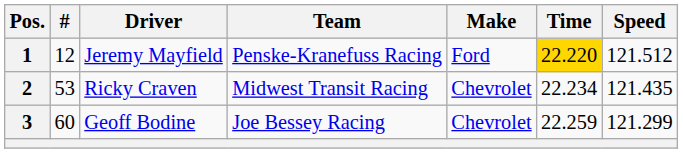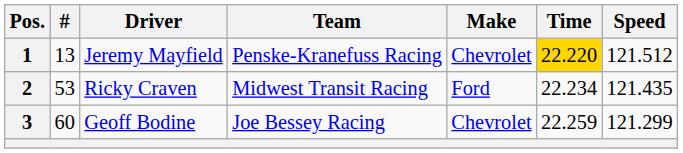(65, 55) 12 -> (65, 55) 13
(471, 55) Ford -> (491, 55) Chevrolet
(491, 88) Chevrolet -> (471, 88) Ford
